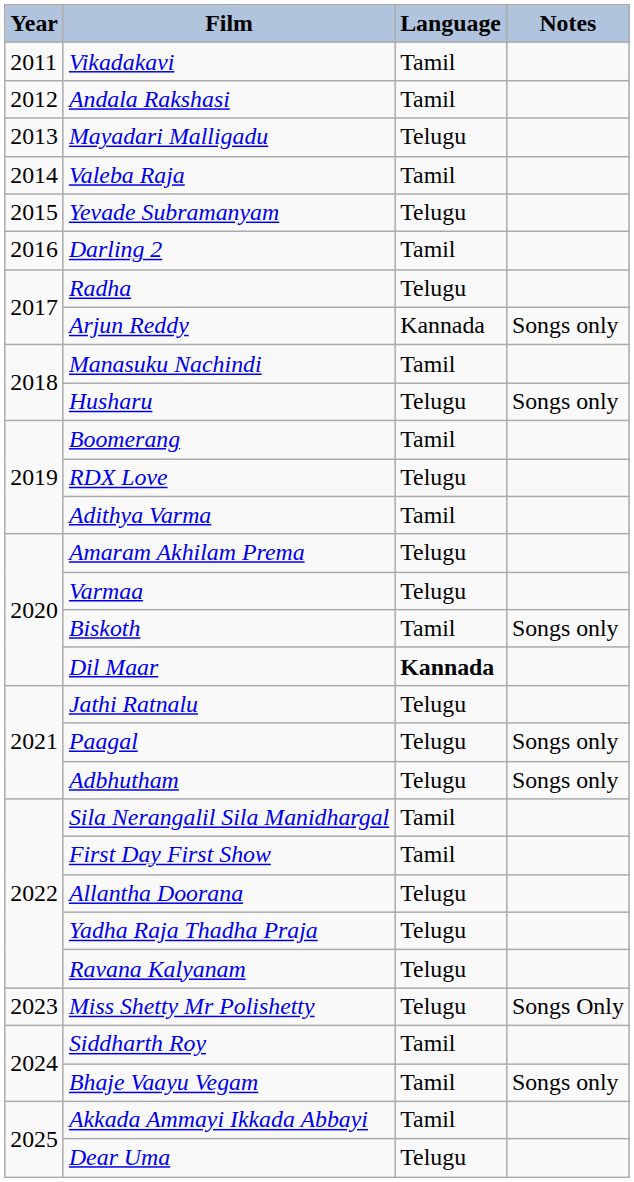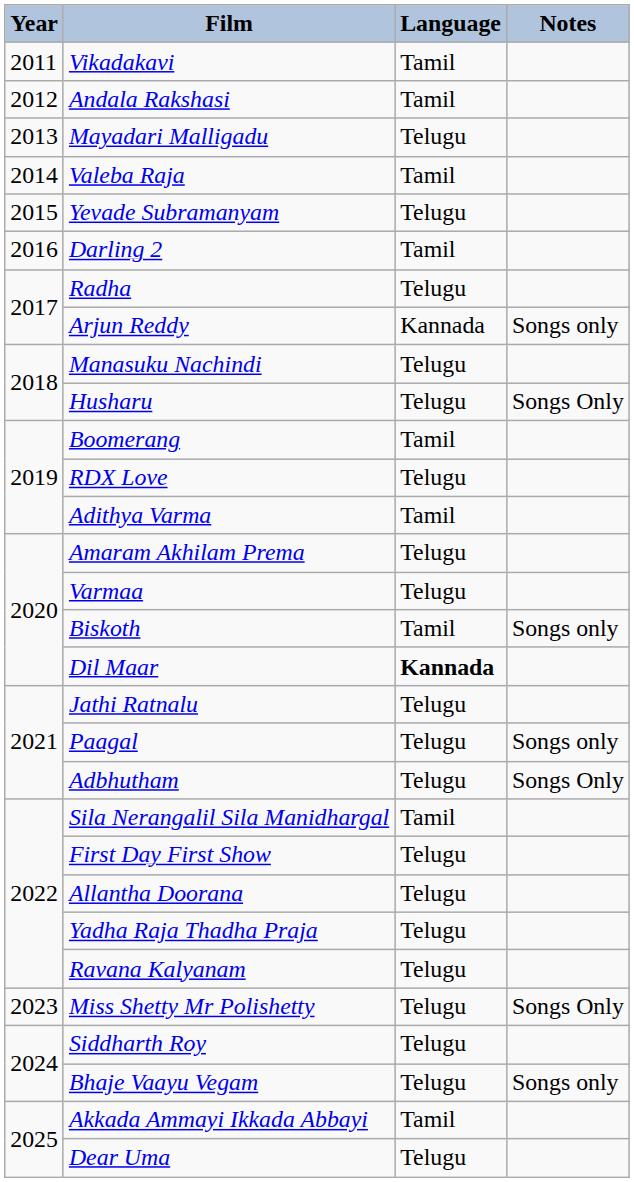(428, 363) Tamil -> (433, 363) Telugu
(565, 401) Songs only -> (568, 401) Songs Only
(565, 779) Songs only -> (568, 779) Songs Only
(428, 855) Tamil -> (433, 855) Telugu
(428, 1044) Tamil -> (433, 1044) Telugu
(428, 1082) Tamil -> (433, 1082) Telugu
